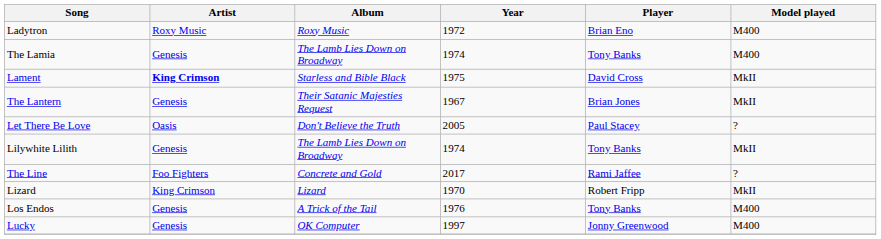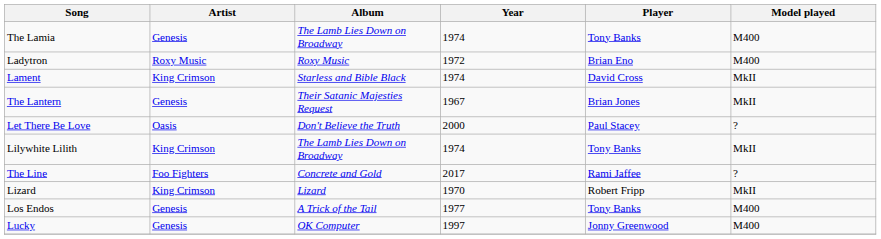rows swapped: (27, 30) <-> (31, 54)
(186, 78) bold -> (184, 78) normal
(454, 78) 1975 -> (454, 78) 1974
(454, 125) 2005 -> (454, 125) 2000
(170, 149) Genesis -> (184, 149) King Crimson
(454, 208) 1976 -> (454, 208) 1977
